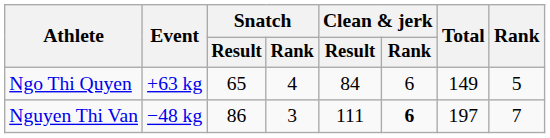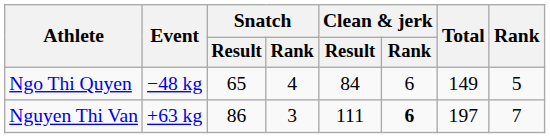(175, 83) +63 kg -> (175, 83) −48 kg
(175, 116) −48 kg -> (175, 116) +63 kg
